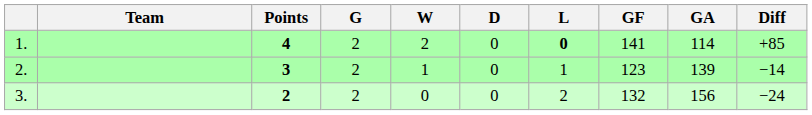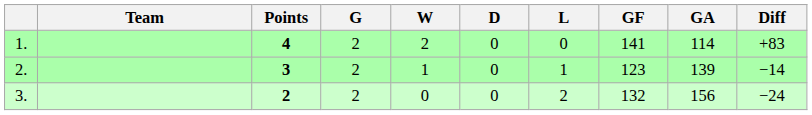(564, 43) bold -> (564, 43) normal
(772, 43) +85 -> (772, 43) +83
